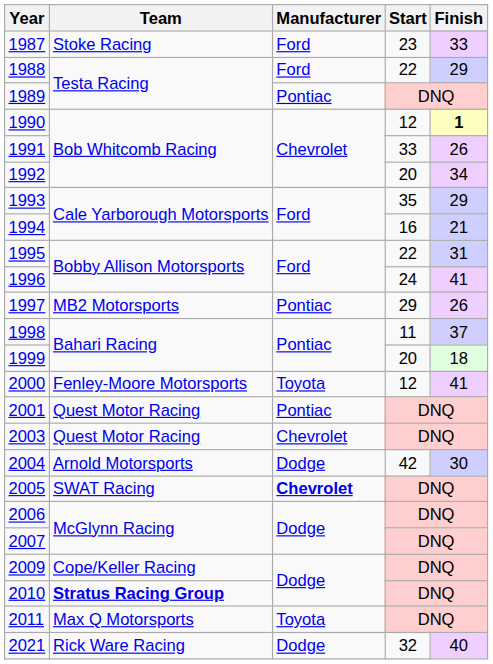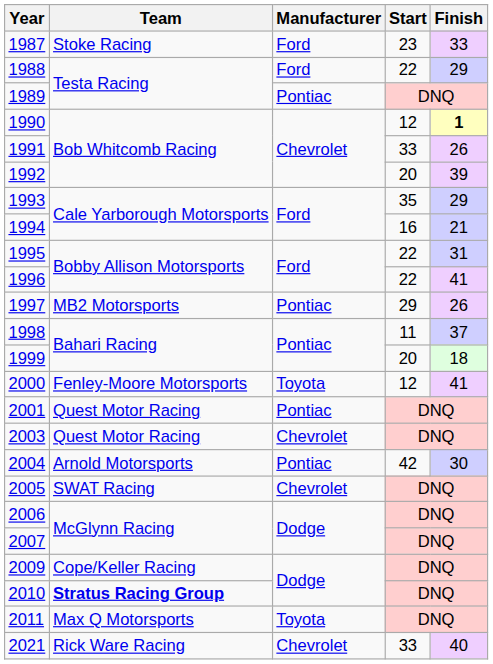(459, 175) 34 -> (459, 175) 39
(408, 280) 24 -> (408, 280) 22
(301, 463) Dodge -> (304, 463) Pontiac
(315, 489) bold -> (312, 489) normal
(301, 646) Dodge -> (312, 646) Chevrolet
(408, 646) 32 -> (408, 646) 33
